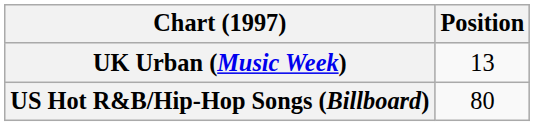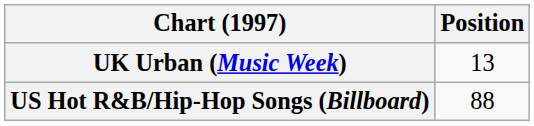(482, 100) 80 -> (482, 100) 88
